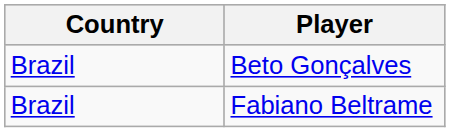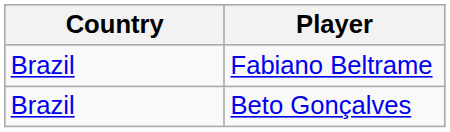rows swapped: (321, 65) <-> (332, 106)
